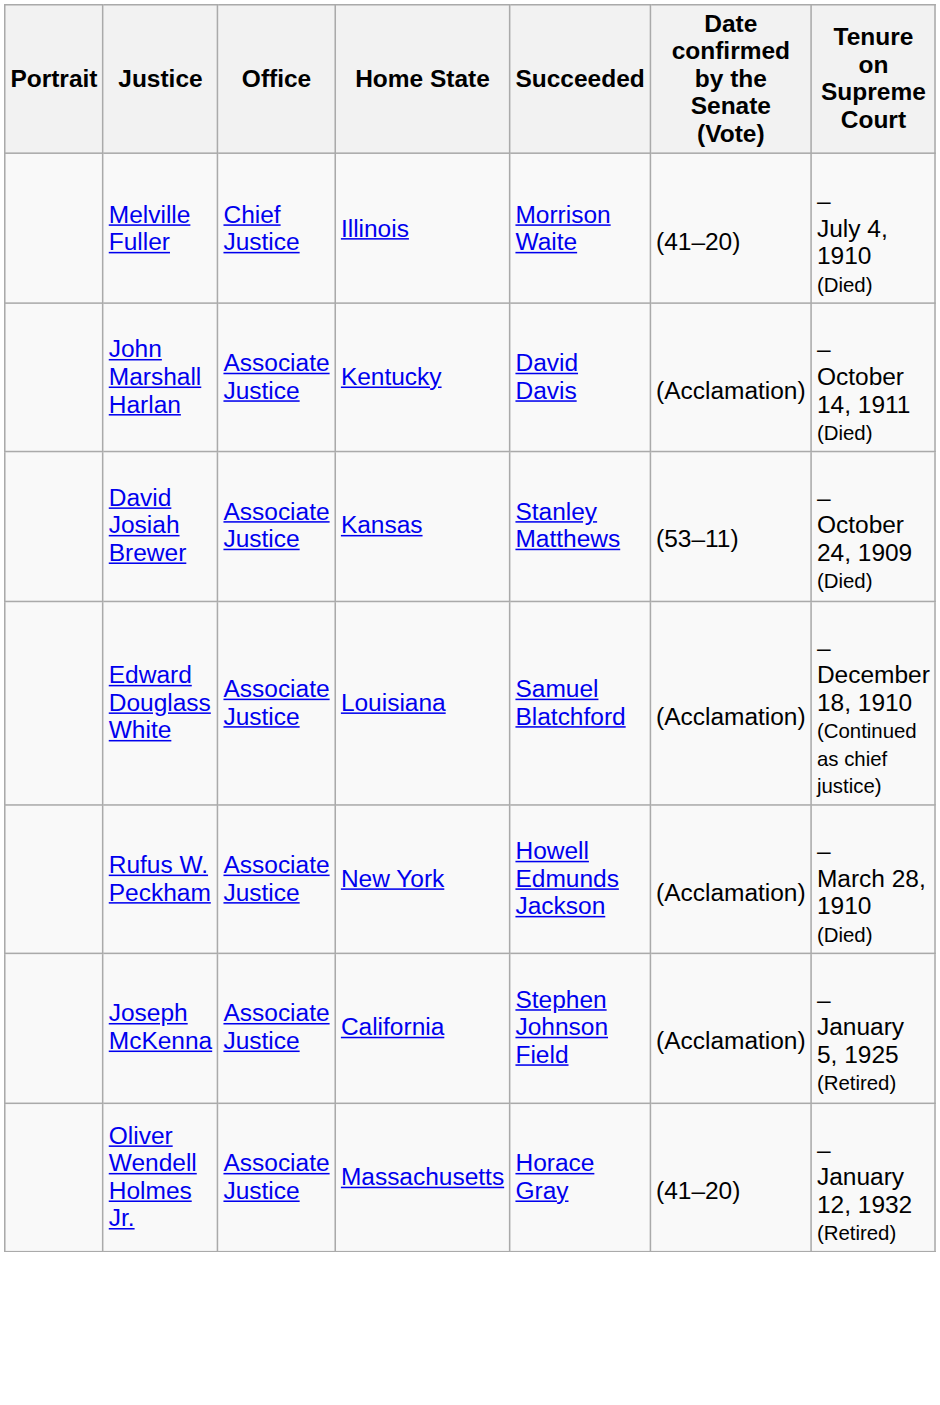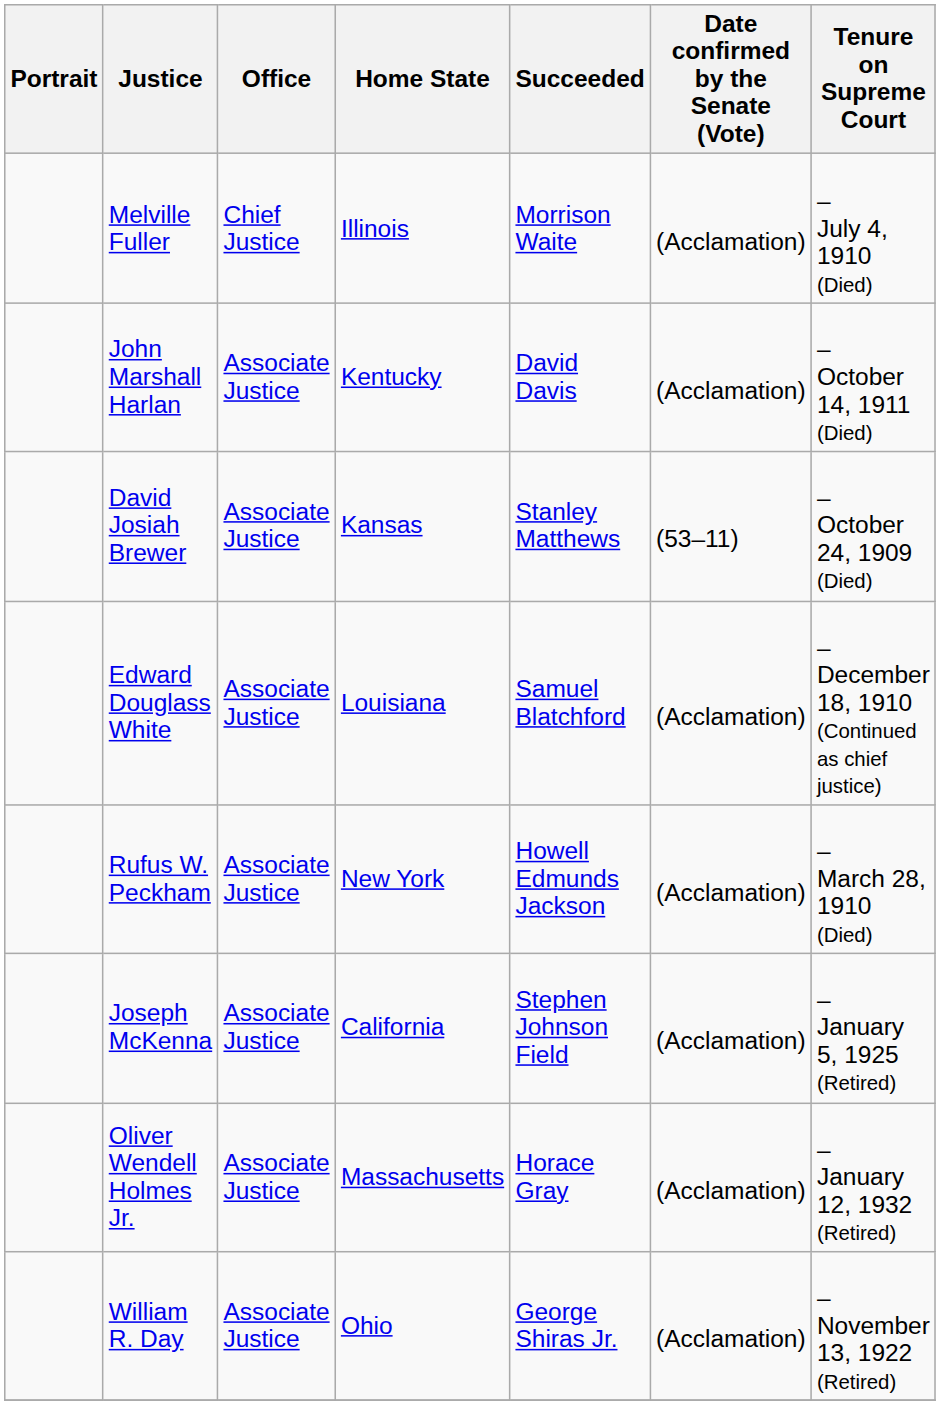(698, 241) (41–20) -> (731, 241) (Acclamation)
(698, 1190) (41–20) -> (731, 1190) (Acclamation)
+ row: (148, 1325)
